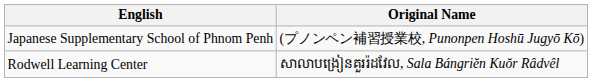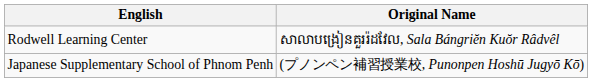rows swapped: (140, 38) <-> (78, 64)
